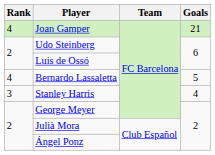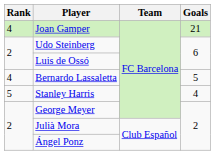(9, 93) 3 -> (9, 93) 5
